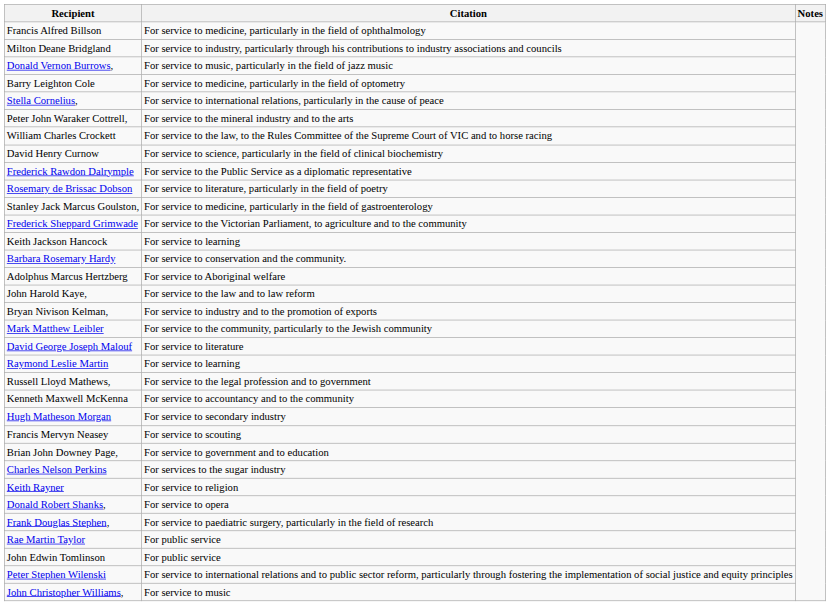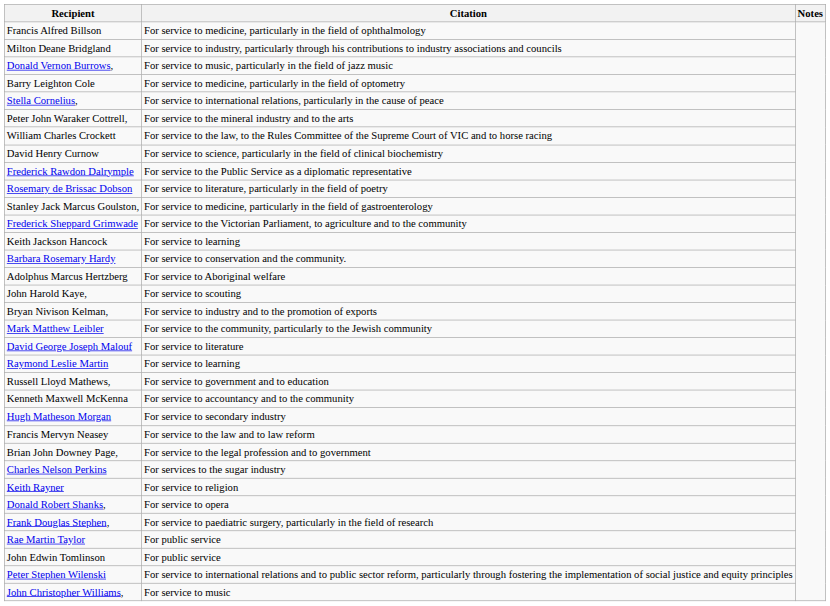(229, 294) For service to the law and to law reform -> (193, 294) For service to scouting
(257, 381) For service to the legal profession and to government -> (236, 381) For service to government and to education
(193, 434) For service to scouting -> (229, 434) For service to the law and to law reform
(236, 452) For service to government and to education -> (257, 452) For service to the legal profession and to government
